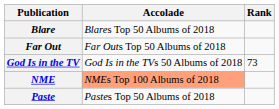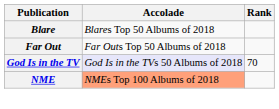(163, 63) no background -> (163, 63) lavender background
(252, 63) 73 -> (252, 63) 70
- row: (43, 96)
